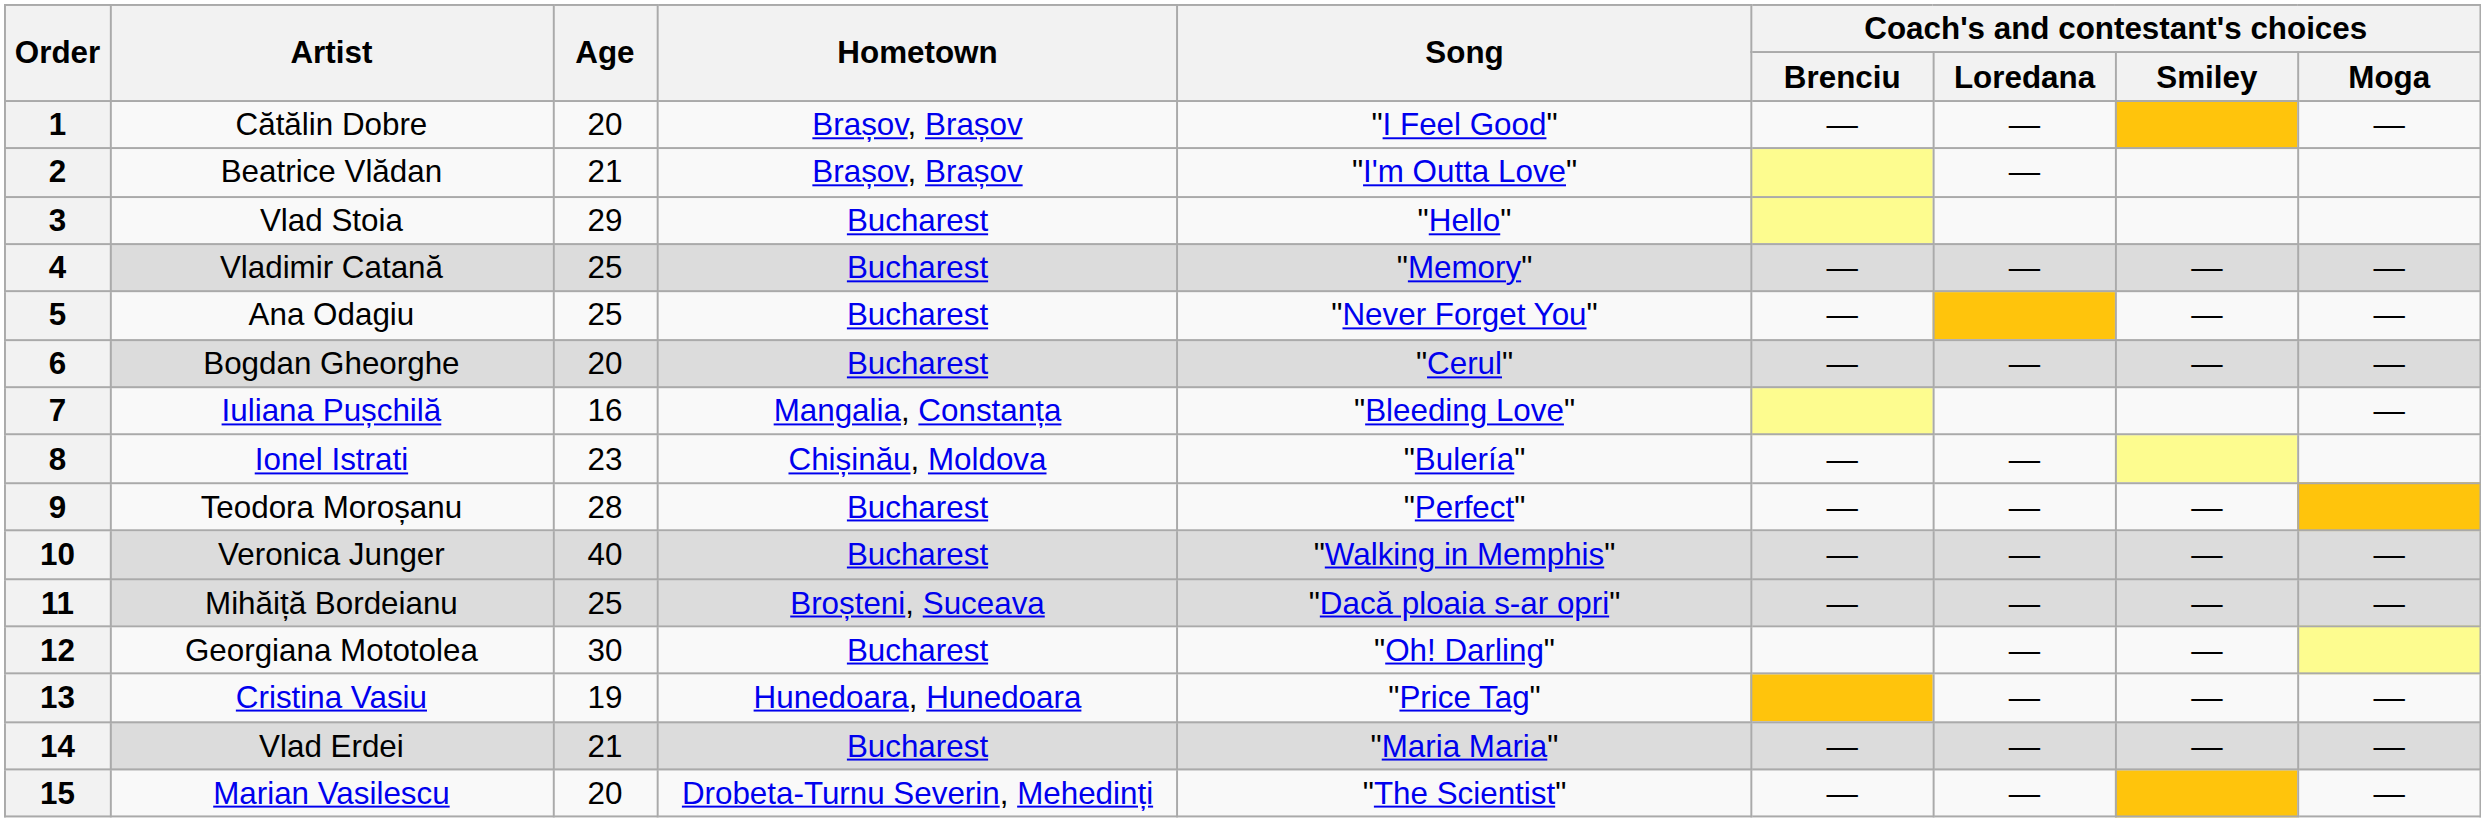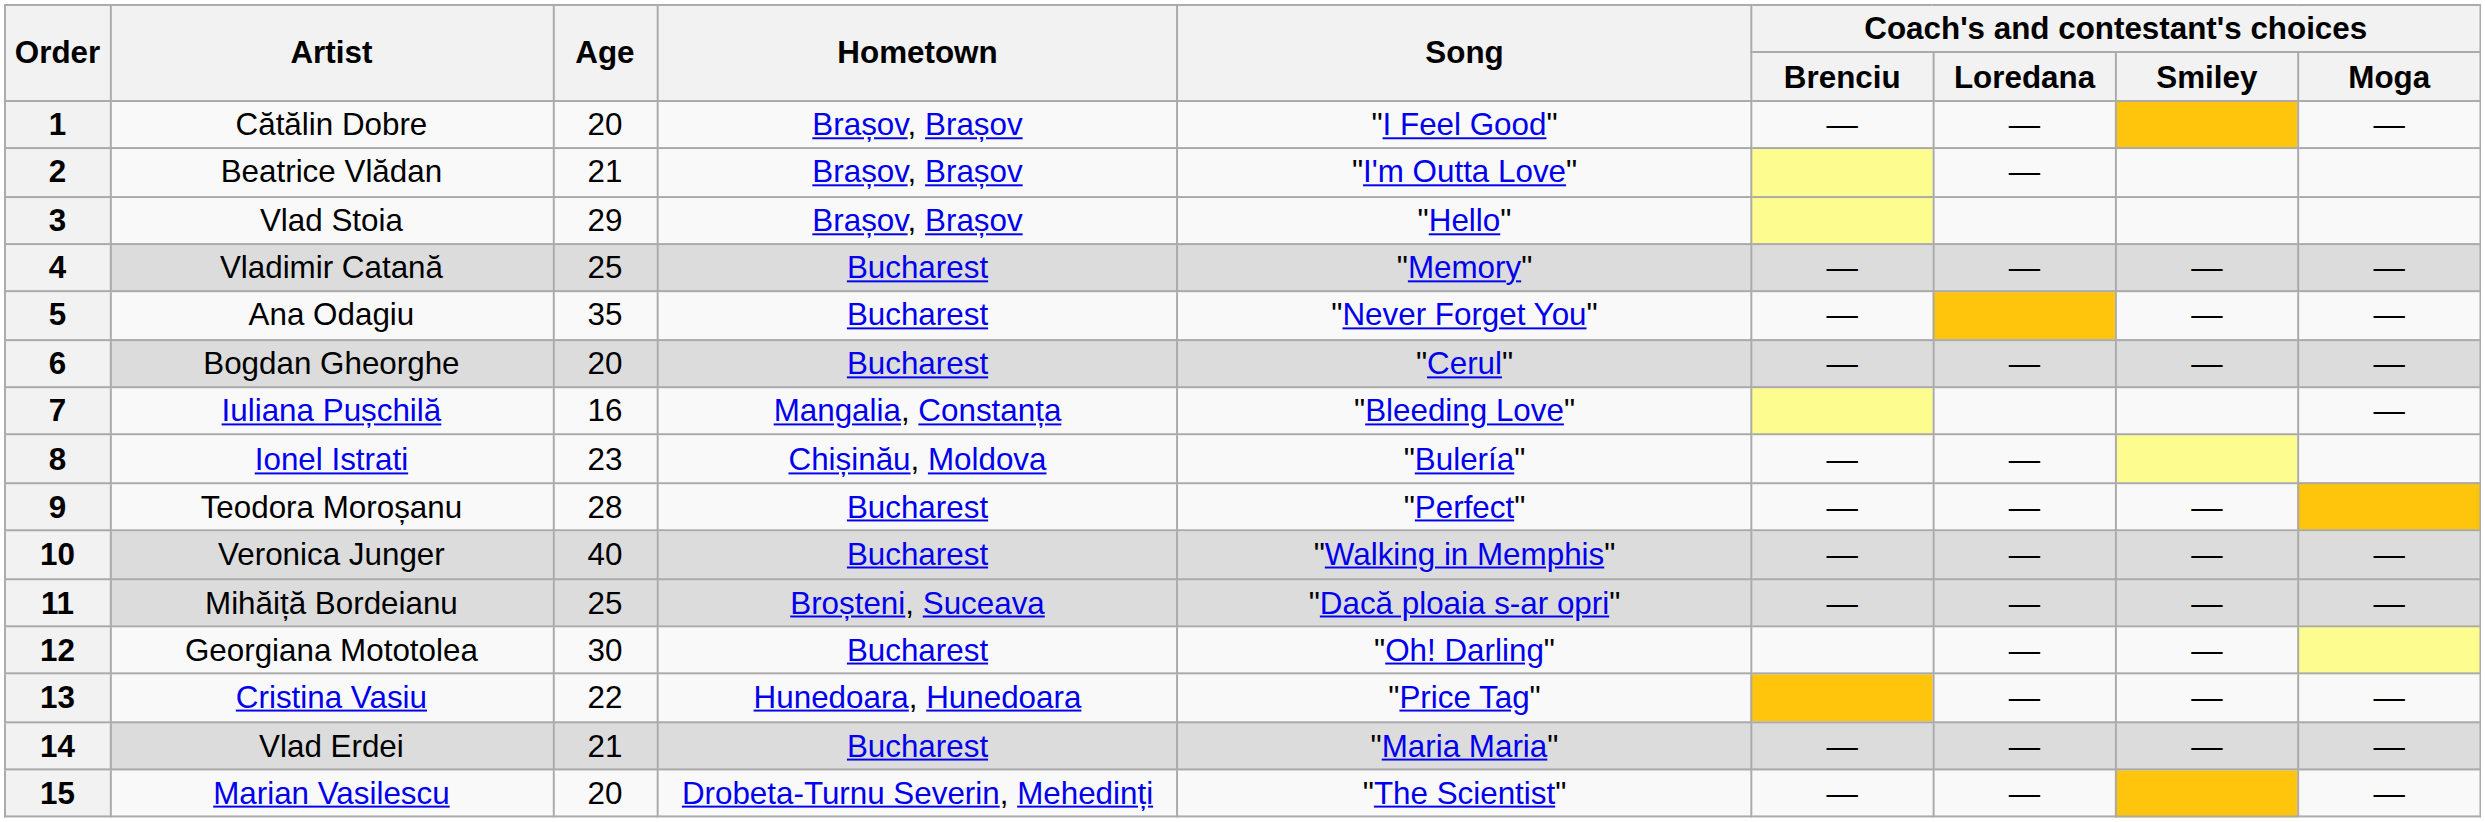(917, 220) Bucharest -> (917, 220) Brașov, Brașov
(605, 316) 25 -> (605, 316) 35
(605, 698) 19 -> (605, 698) 22
